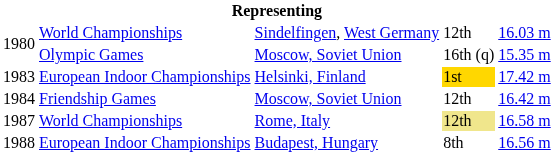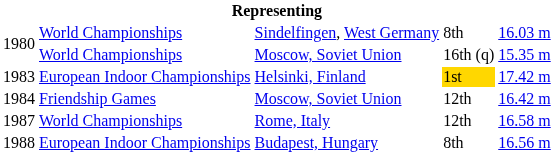(457, 32) 12th -> (453, 32) 8th
(91, 54) Olympic Games -> (111, 54) World Championships
(457, 120) khaki background -> (457, 120) no background
